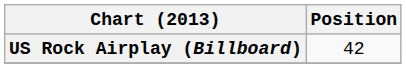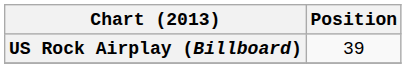(354, 49) 42 -> (354, 49) 39
